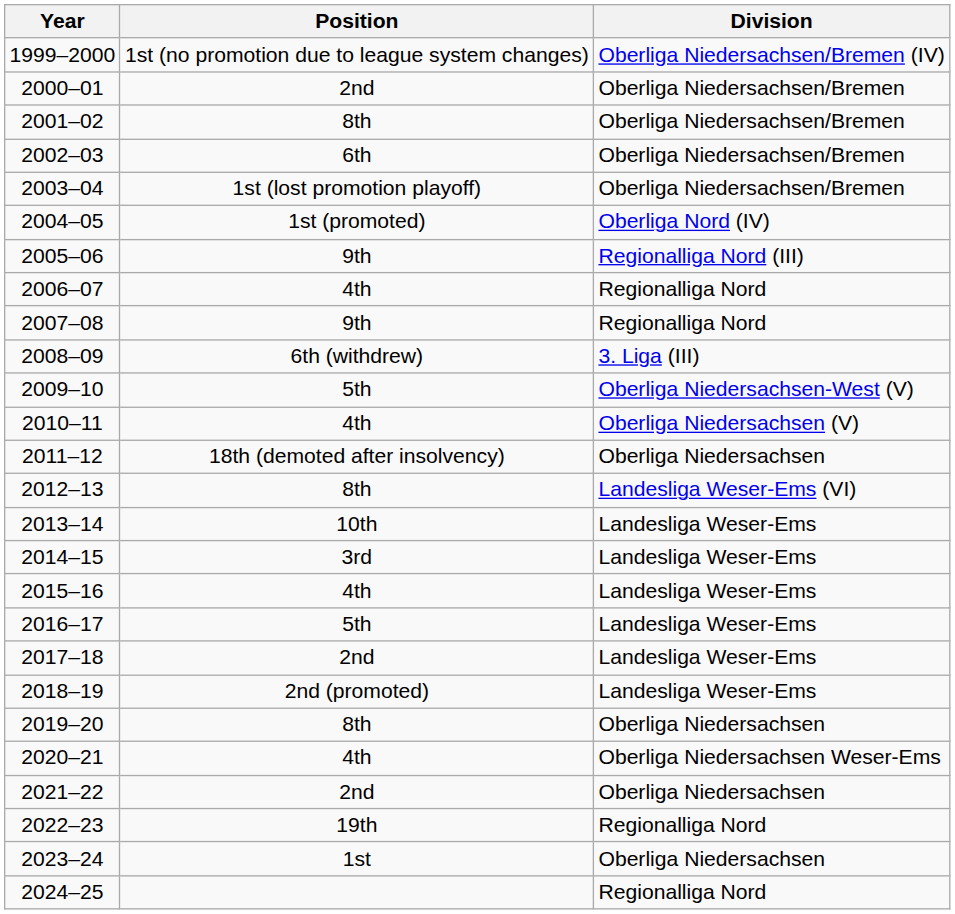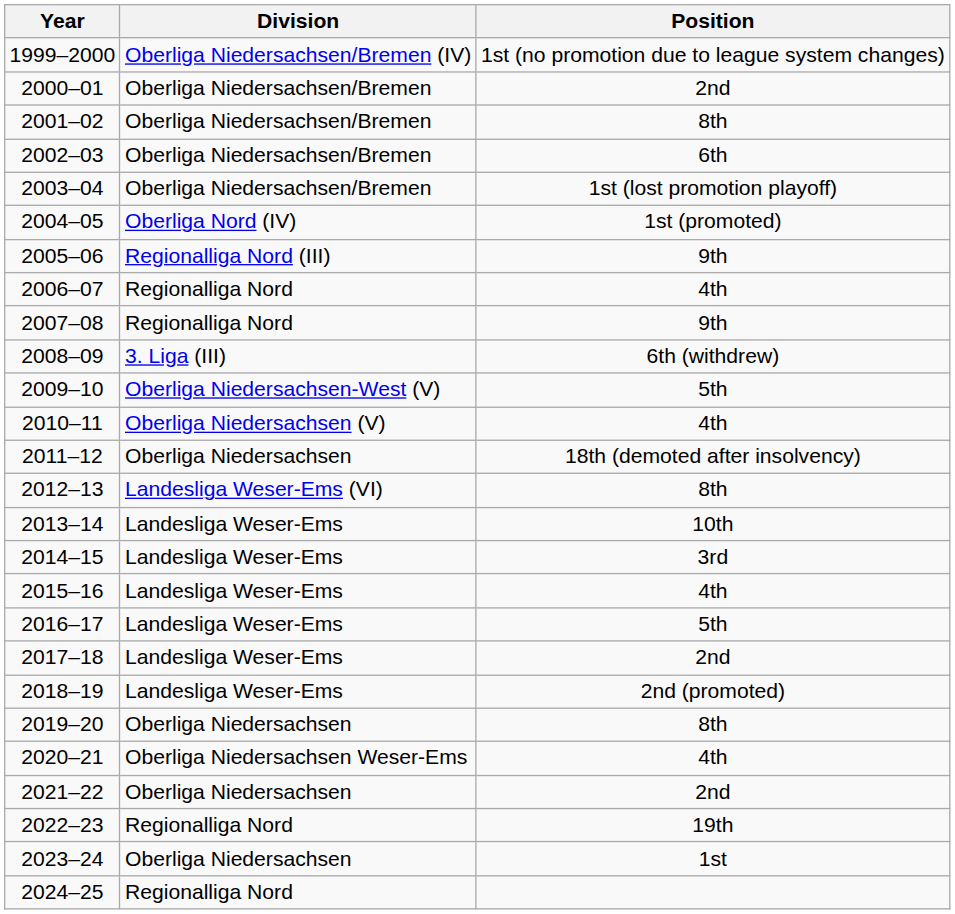columns swapped: (772, 21) <-> (357, 21)
